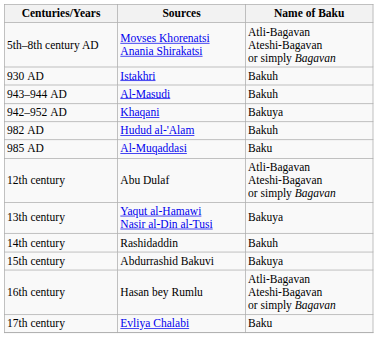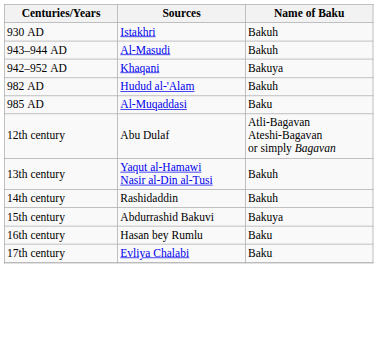- row: (53, 44)
(266, 218) Bakuya -> (263, 173) Bakuh
(292, 292) Atli-Bagavan Ateshi-Bagavan or simply Bagavan -> (260, 235) Baku
